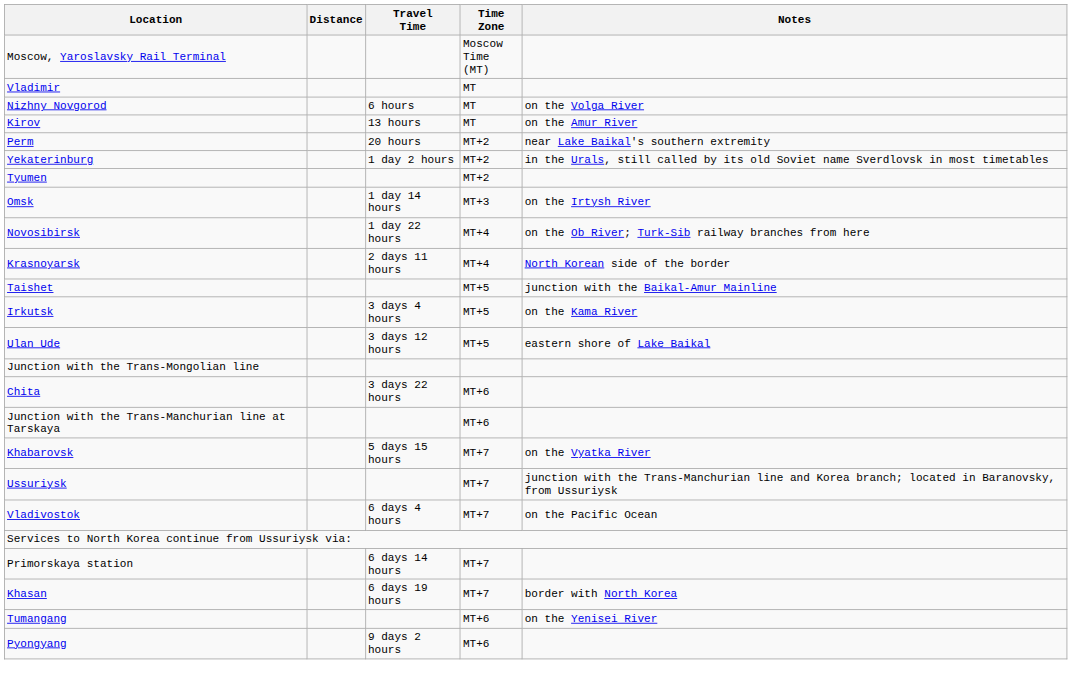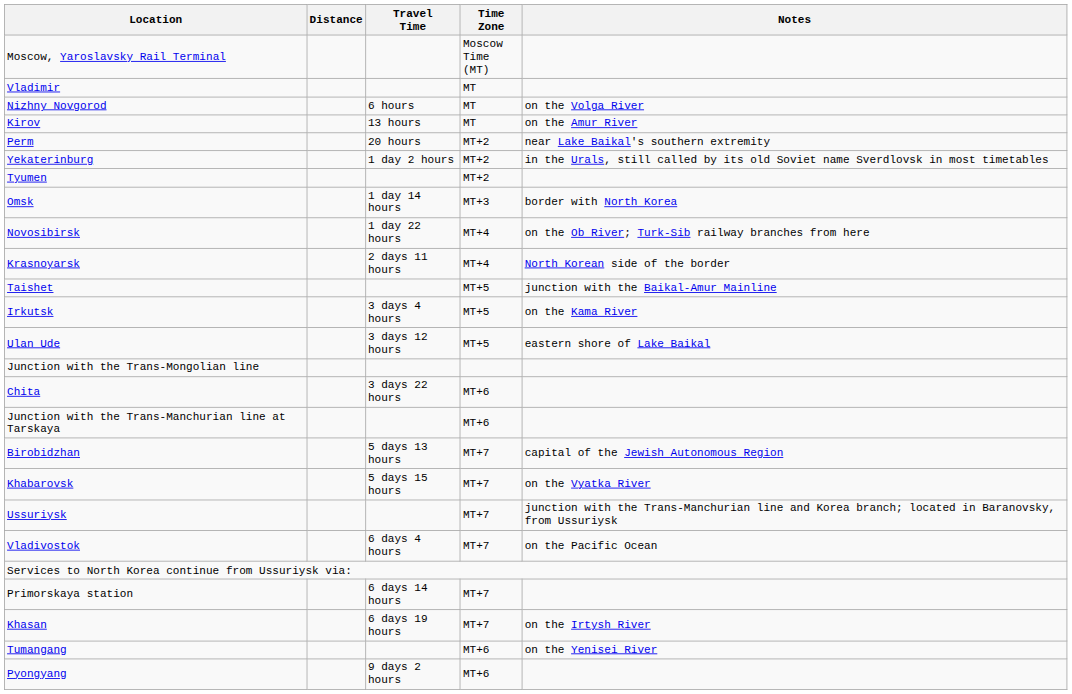(588, 202) on the Irtysh River -> (601, 202) border with North Korea
+ row: (44, 453)
(601, 595) border with North Korea -> (588, 625) on the Irtysh River
